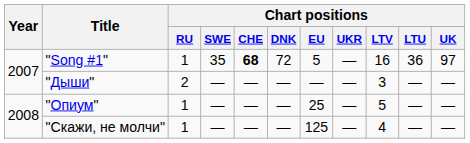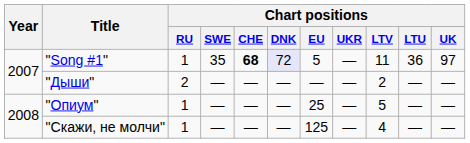(284, 60) no background -> (284, 60) lavender background
(382, 60) 16 -> (382, 60) 11
(382, 82) 3 -> (382, 82) 2
